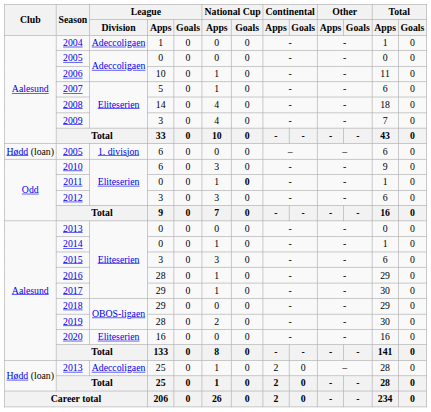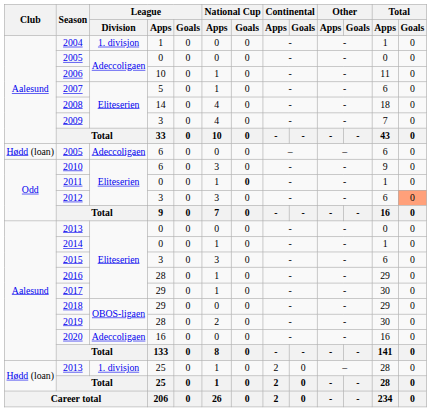(119, 43) Adeccoligaen -> (119, 43) 1. divisjon
(119, 151) 1. divisjon -> (119, 151) Adeccoligaen
(412, 197) no background -> (412, 197) lightsalmon background
(119, 337) Eliteserien -> (119, 337) Adeccoligaen
(119, 368) Adeccoligaen -> (119, 368) 1. divisjon
